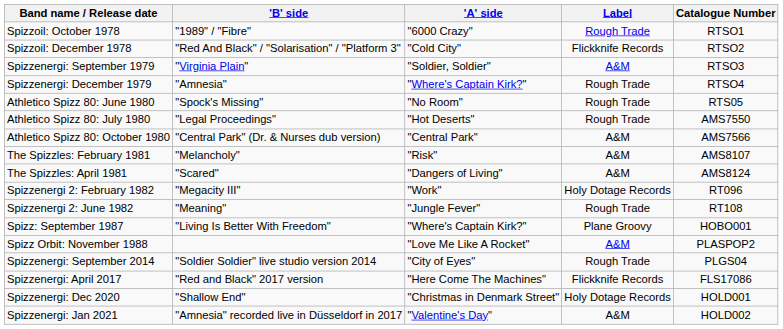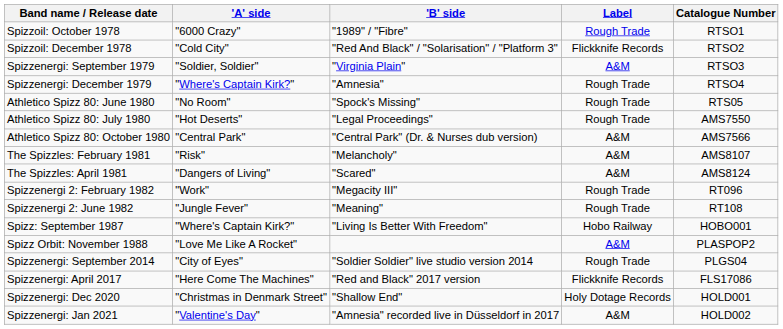columns swapped: (483, 13) <-> (289, 13)
(618, 191) Holy Dotage Records -> (618, 191) Rough Trade
(618, 226) Plane Groovy -> (618, 226) Hobo Railway
